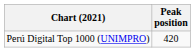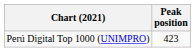(171, 39) 420 -> (171, 39) 423
